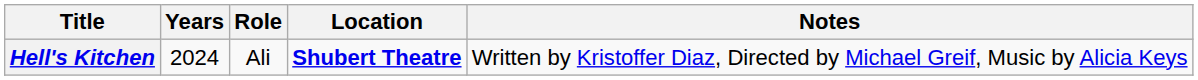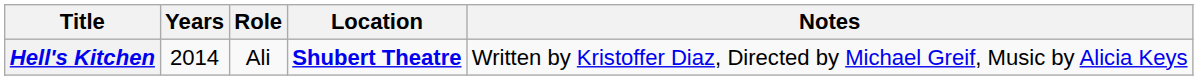(195, 57) 2024 -> (195, 57) 2014
